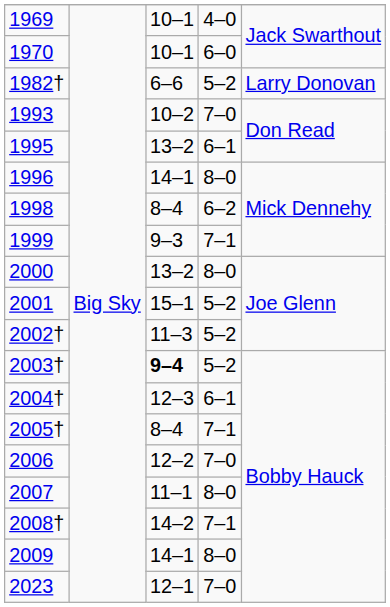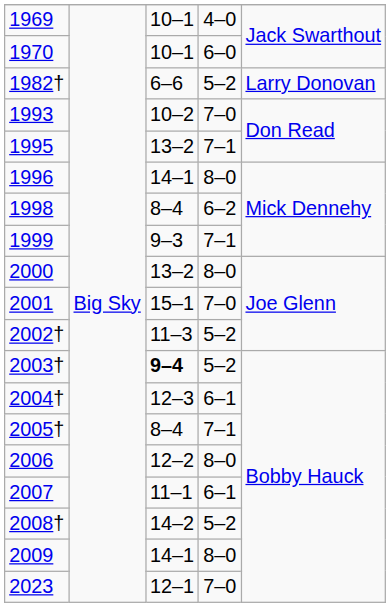(220, 146) 6–1 -> (220, 146) 7–1
(220, 303) 5–2 -> (220, 303) 7–0
(220, 460) 7–0 -> (220, 460) 8–0
(220, 492) 8–0 -> (220, 492) 6–1
(220, 523) 7–1 -> (220, 523) 5–2
